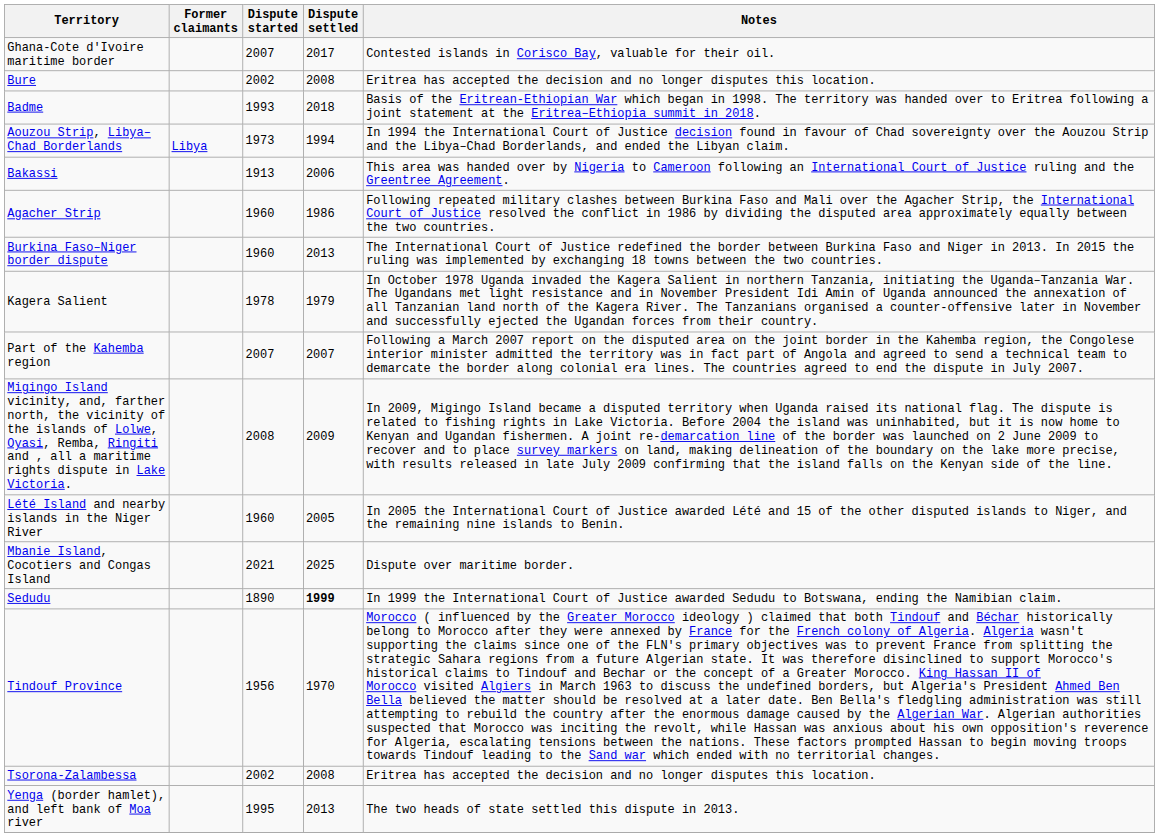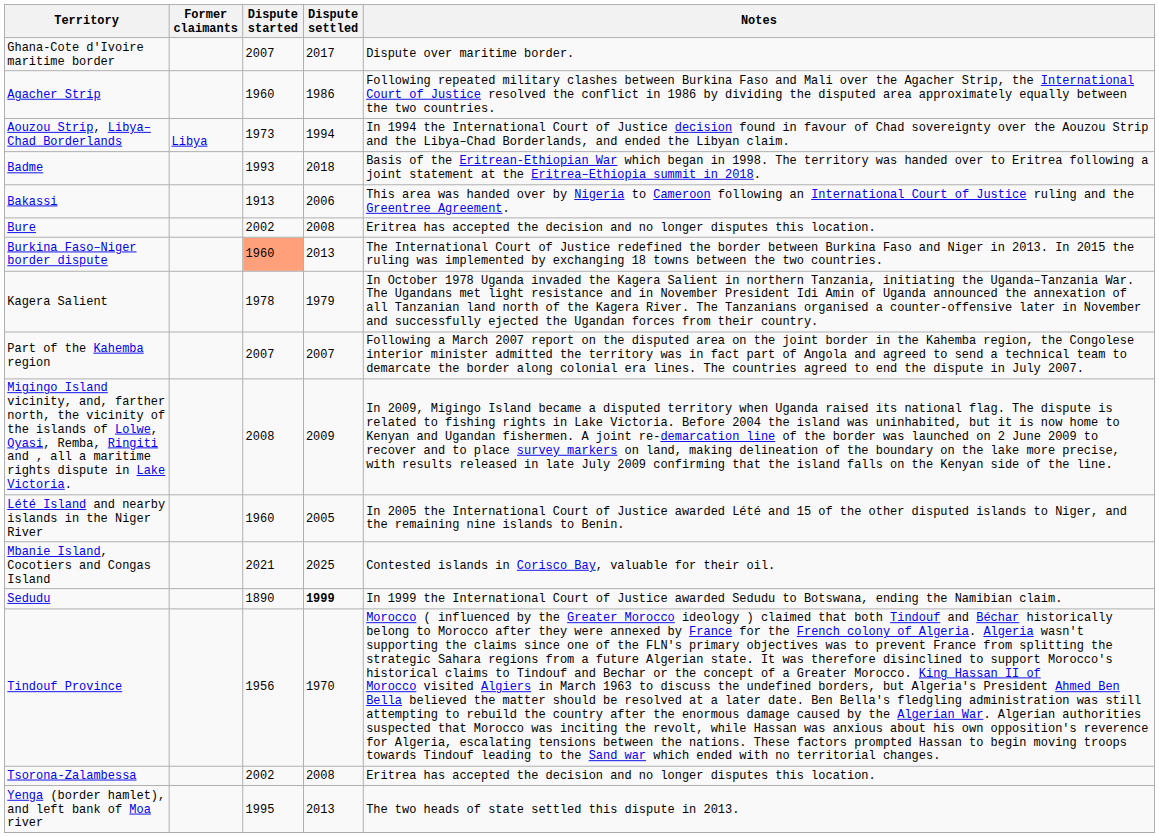(571, 54) Contested islands in Corisco Bay, valuable for their oil. -> (470, 54) Dispute over maritime border.
rows swapped: (54, 214) <-> (22, 81)
rows swapped: (79, 140) <-> (25, 107)
(260, 254) no background -> (260, 254) lightsalmon background
(470, 566) Dispute over maritime border. -> (571, 566) Contested islands in Corisco Bay, valuable for their oil.
